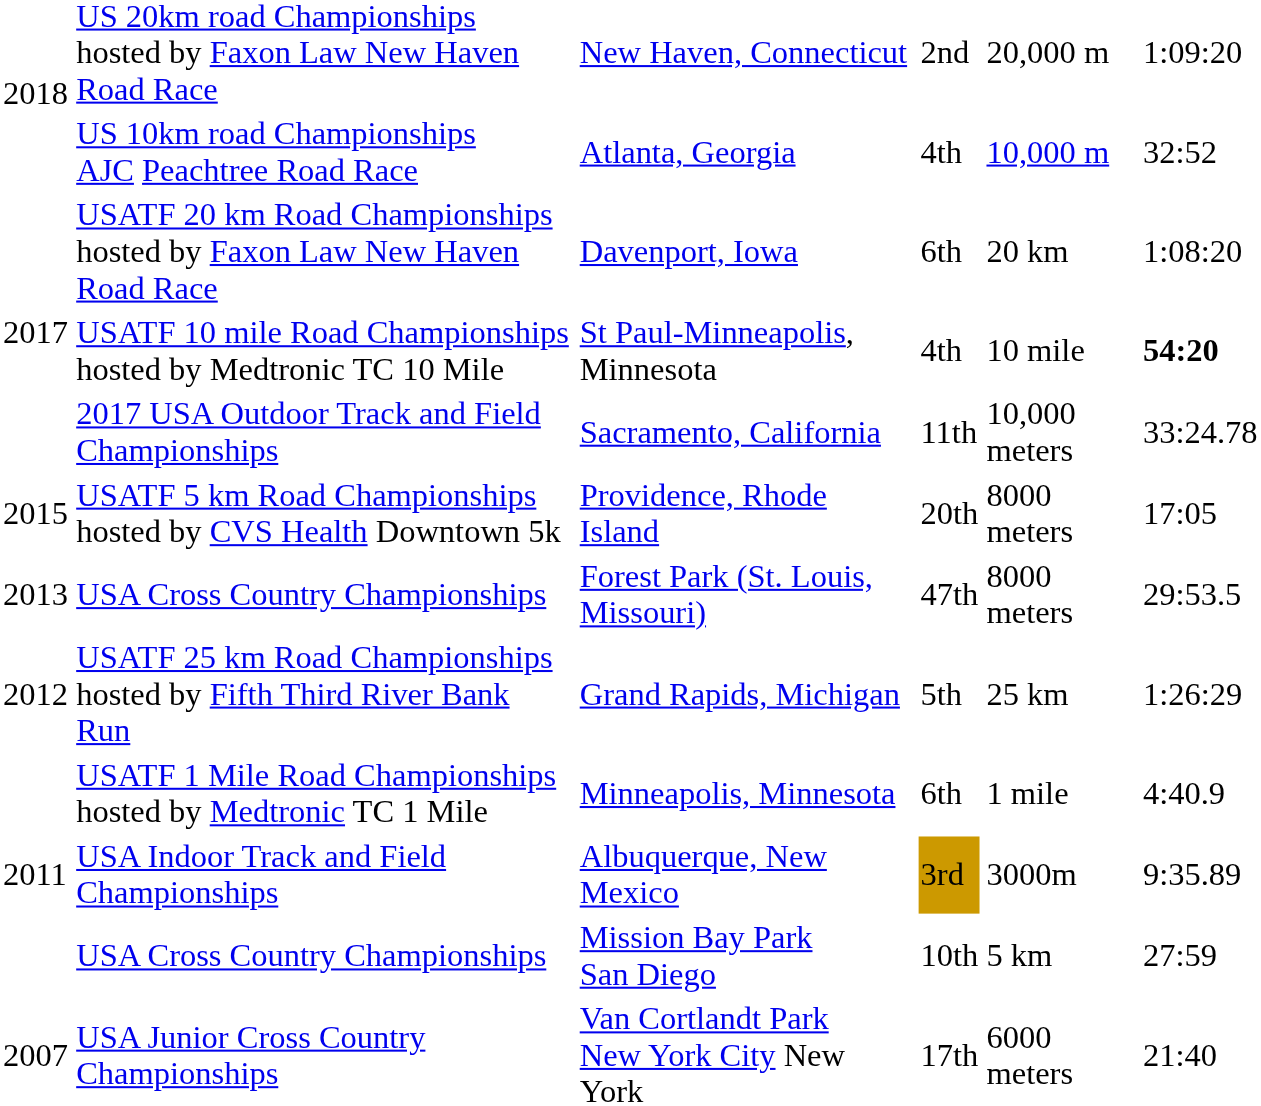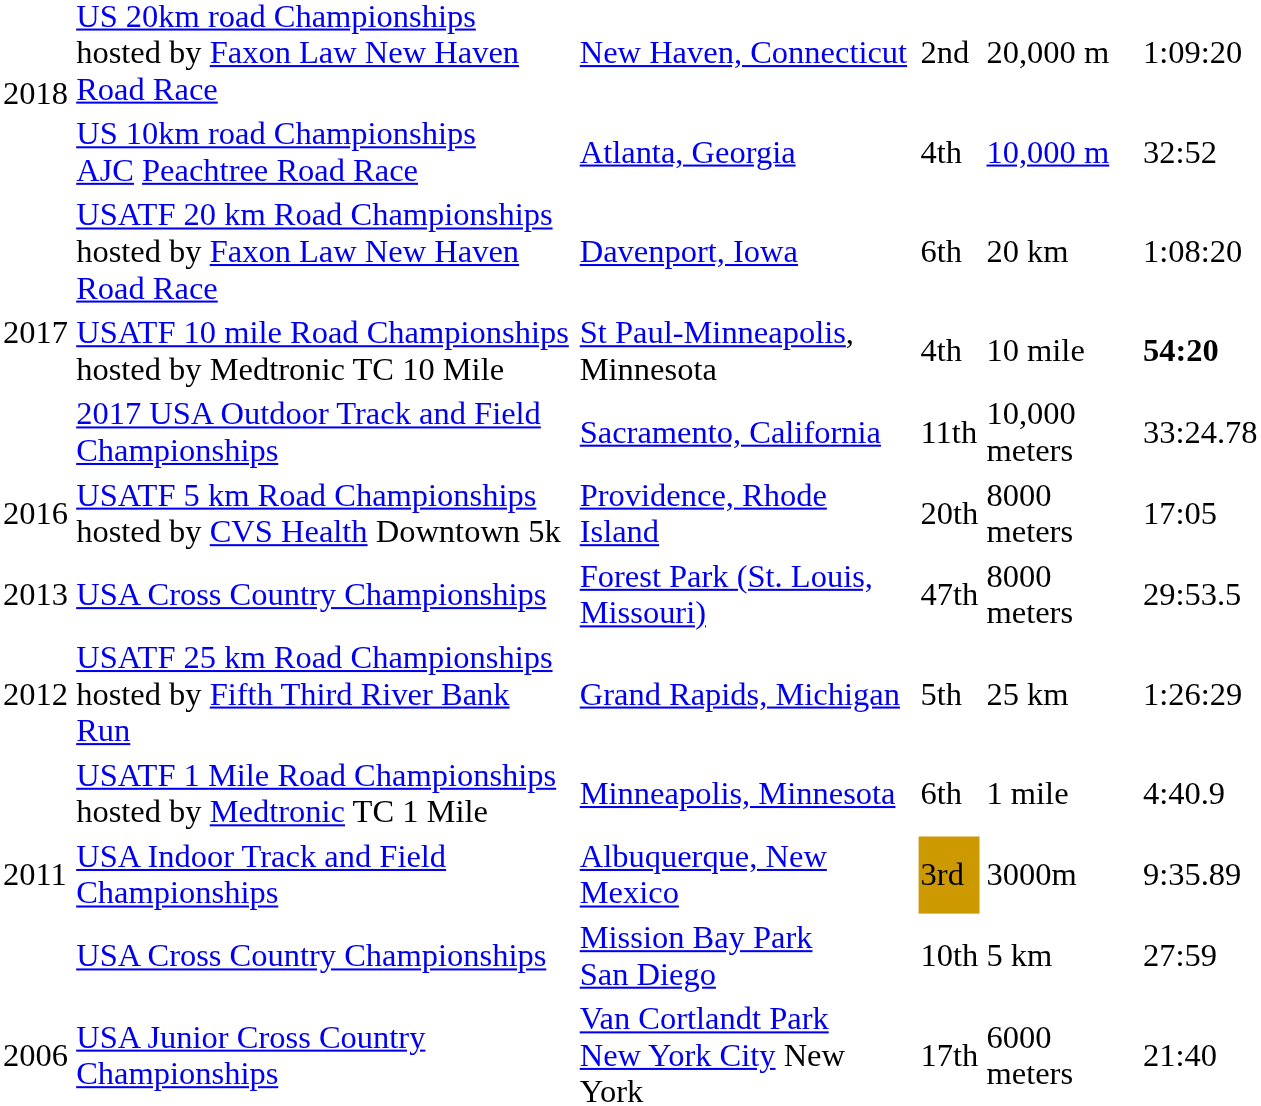(36, 513) 2015 -> (36, 513) 2016
(36, 1055) 2007 -> (36, 1055) 2006
